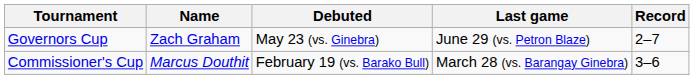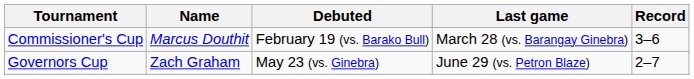rows swapped: (76, 62) <-> (58, 39)
